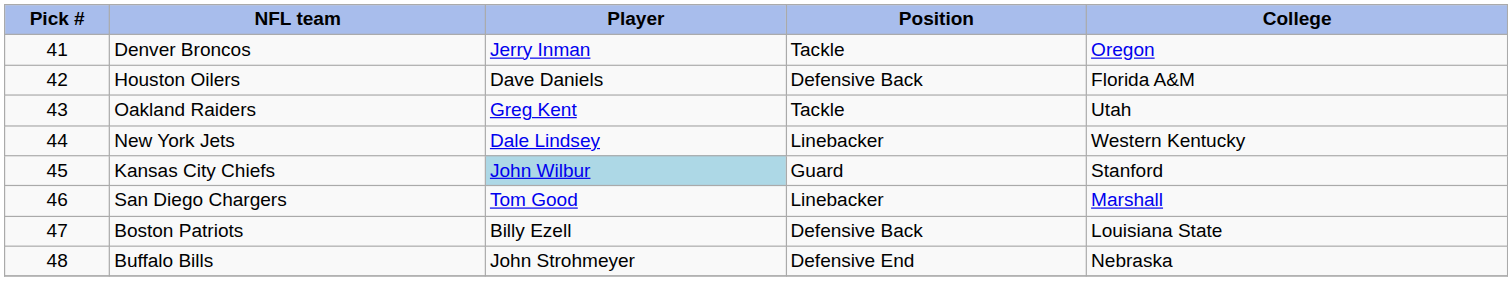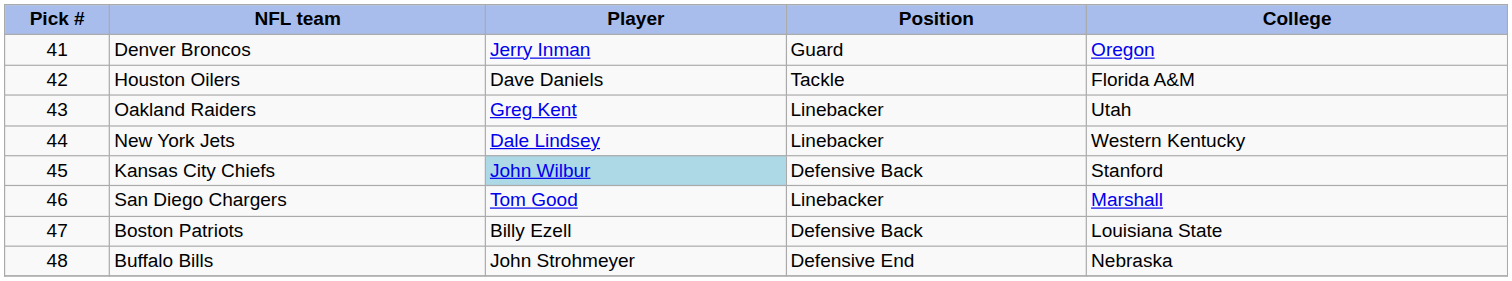(818, 49) Tackle -> (817, 49) Guard
(857, 79) Defensive Back -> (818, 79) Tackle
(818, 110) Tackle -> (837, 110) Linebacker
(817, 170) Guard -> (857, 170) Defensive Back
